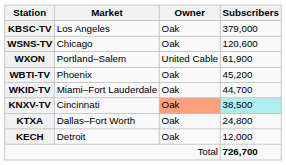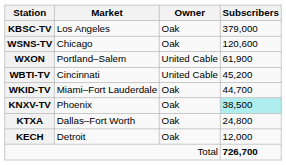(74, 74) Phoenix -> (78, 74) Cincinnati
(171, 74) Oak -> (190, 74) United Cable
(78, 105) Cincinnati -> (74, 105) Phoenix
(171, 105) lightsalmon background -> (171, 105) no background
